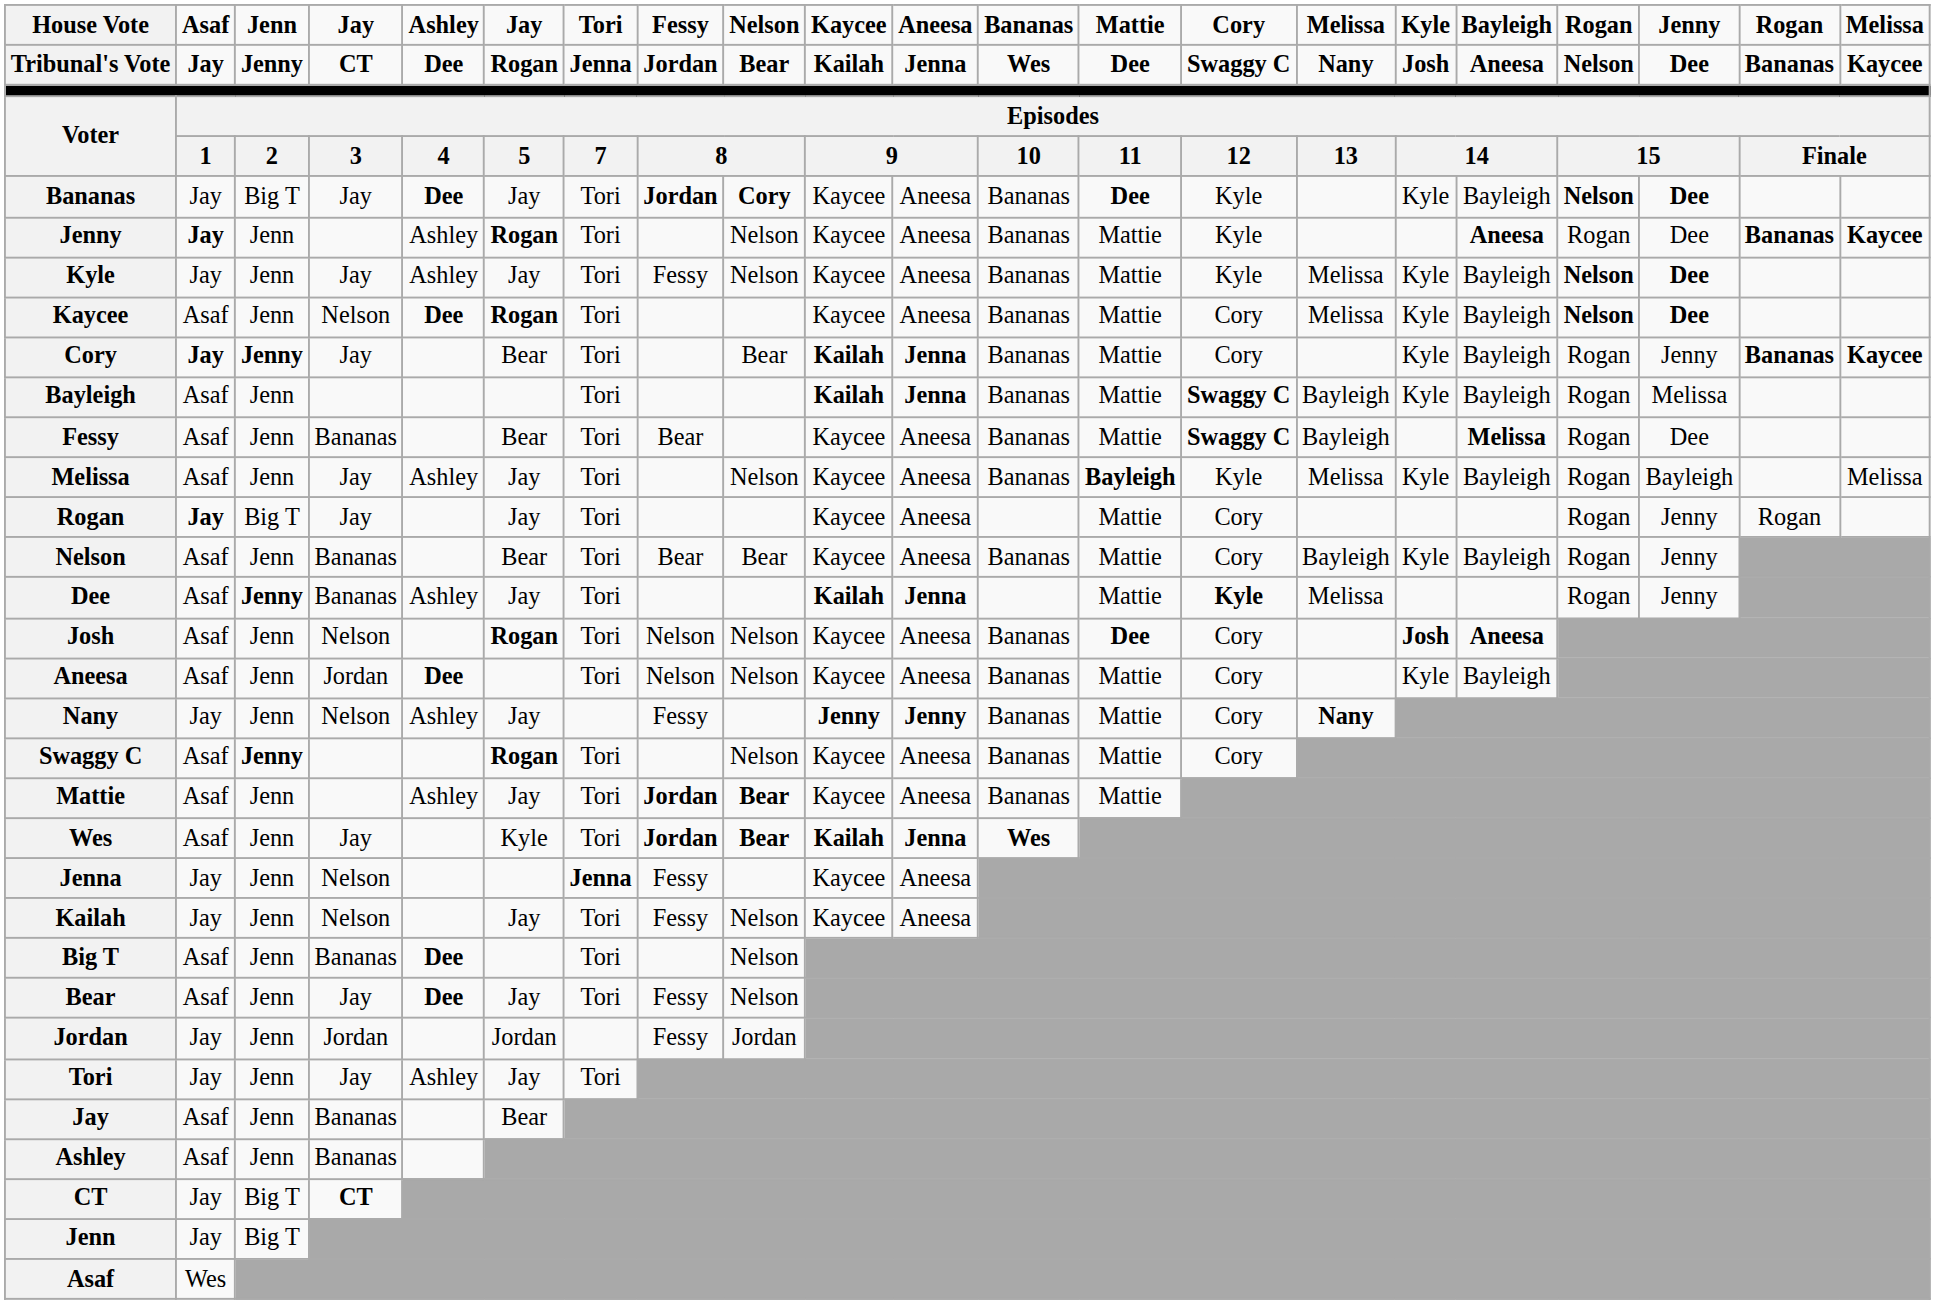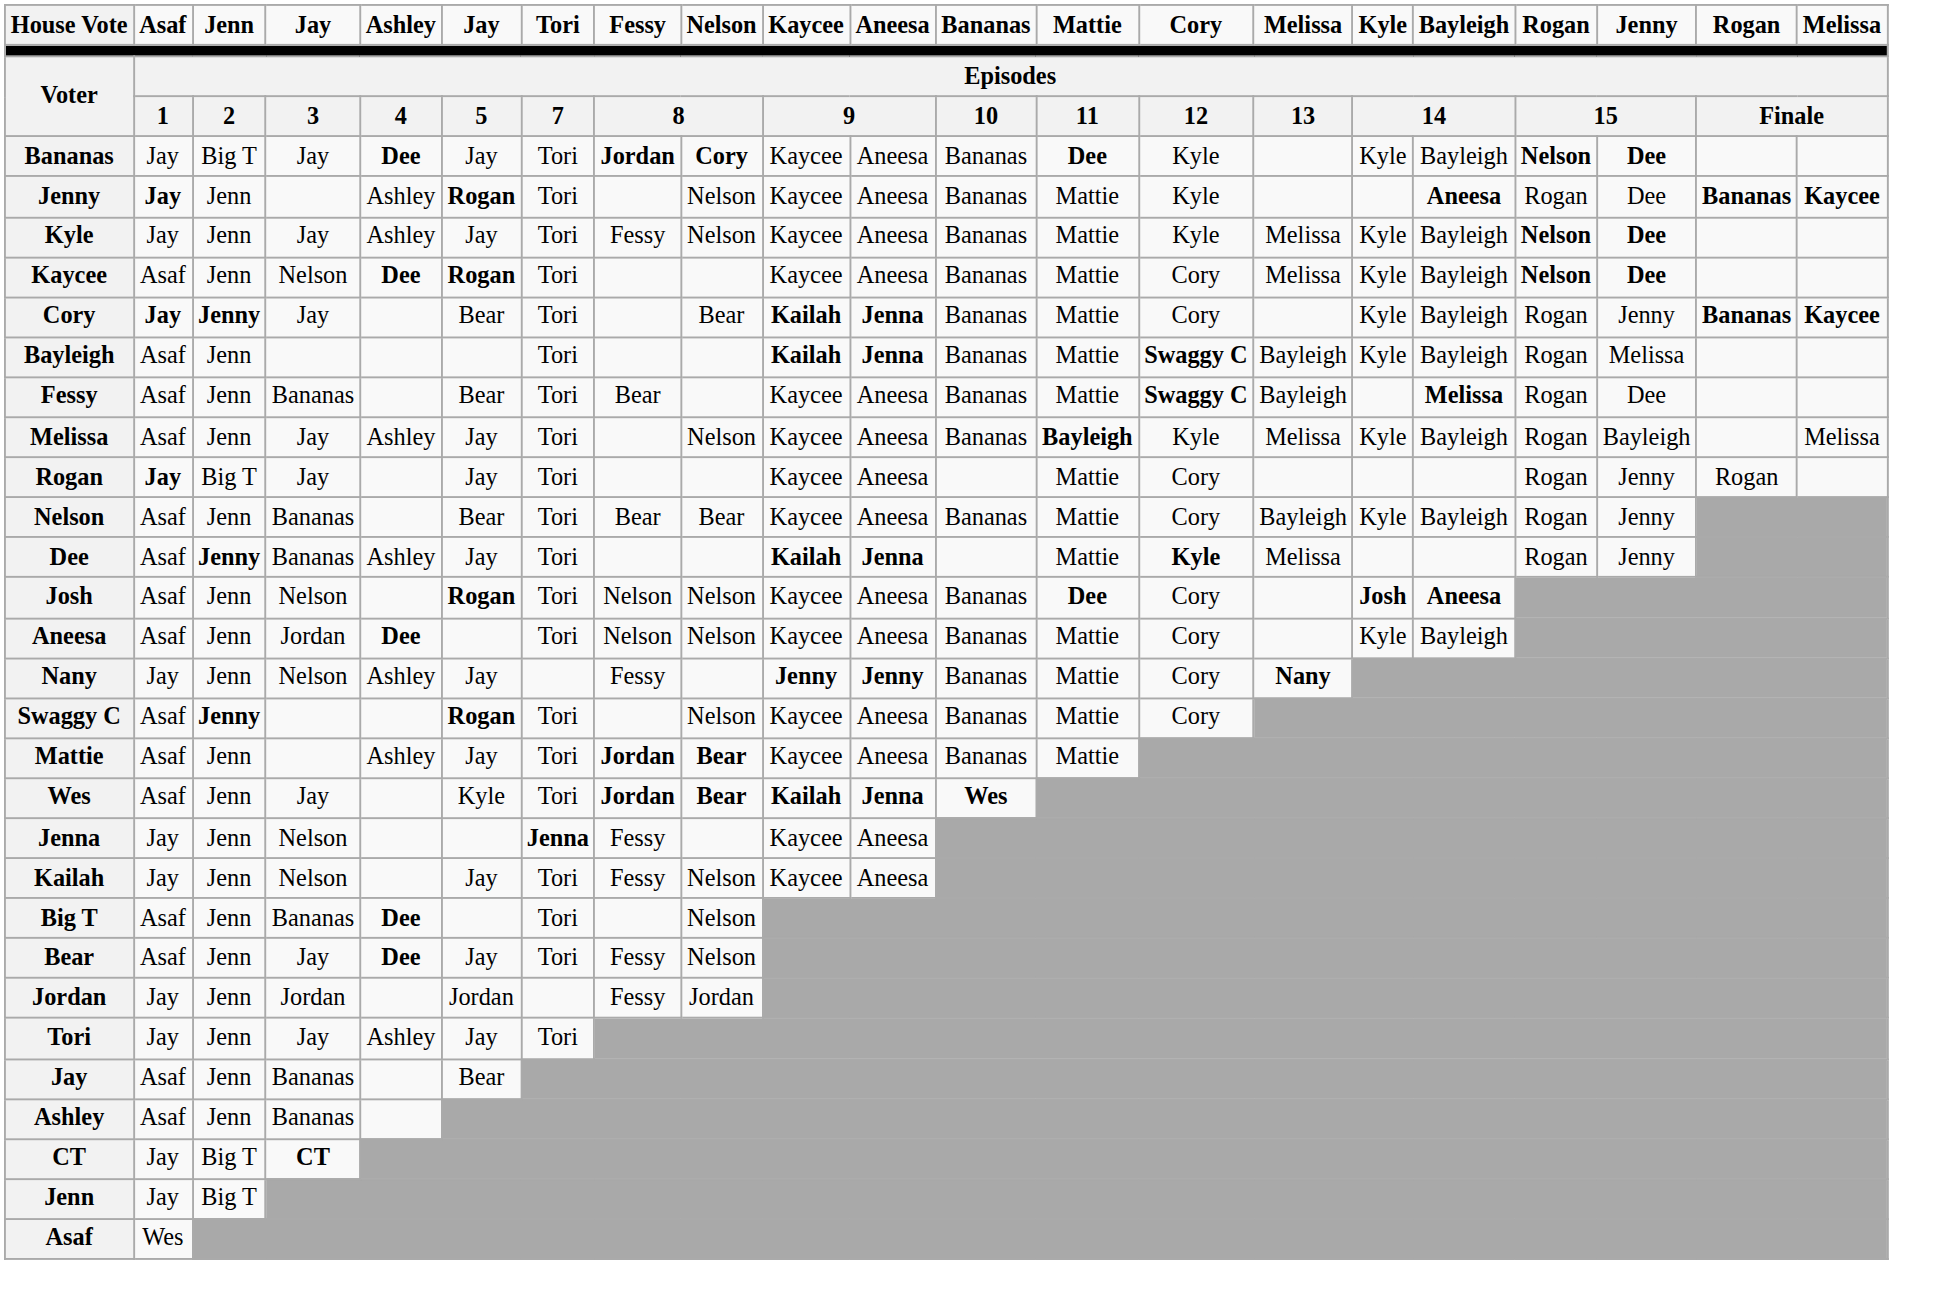- row: (91, 64)
